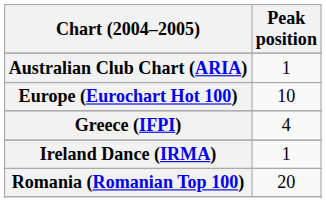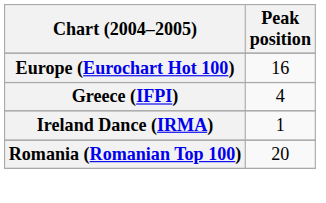- row: (128, 67)
(286, 96) 10 -> (280, 67) 16
